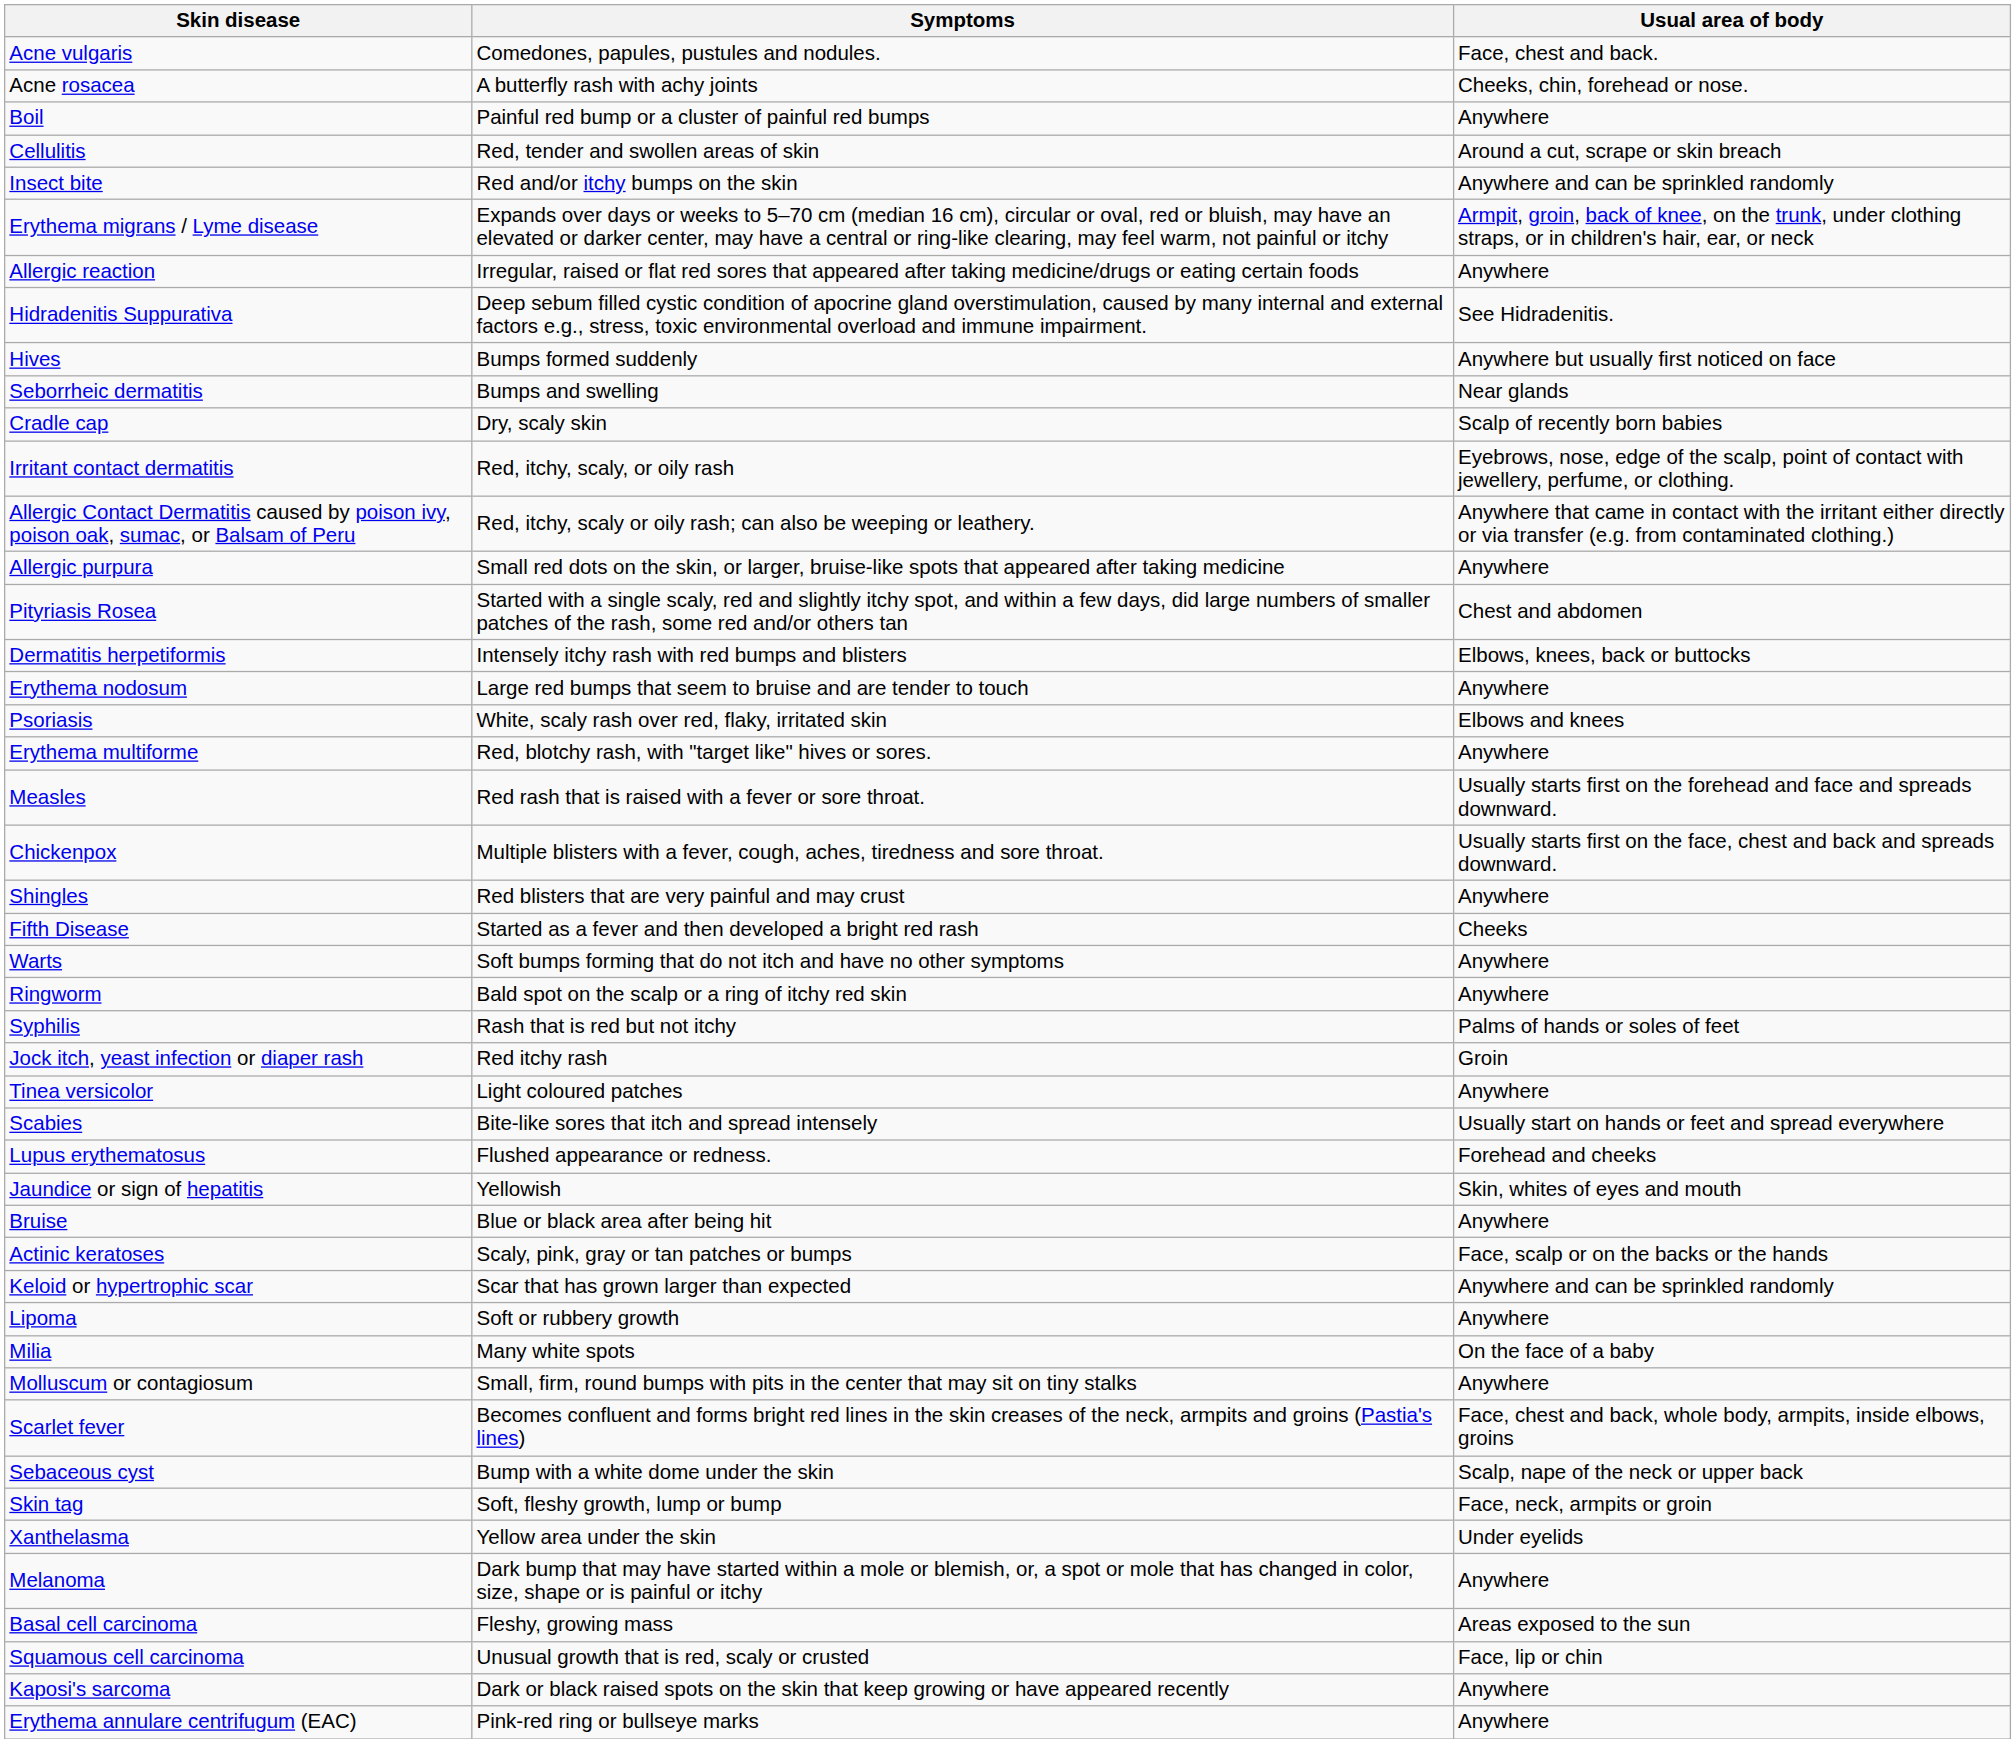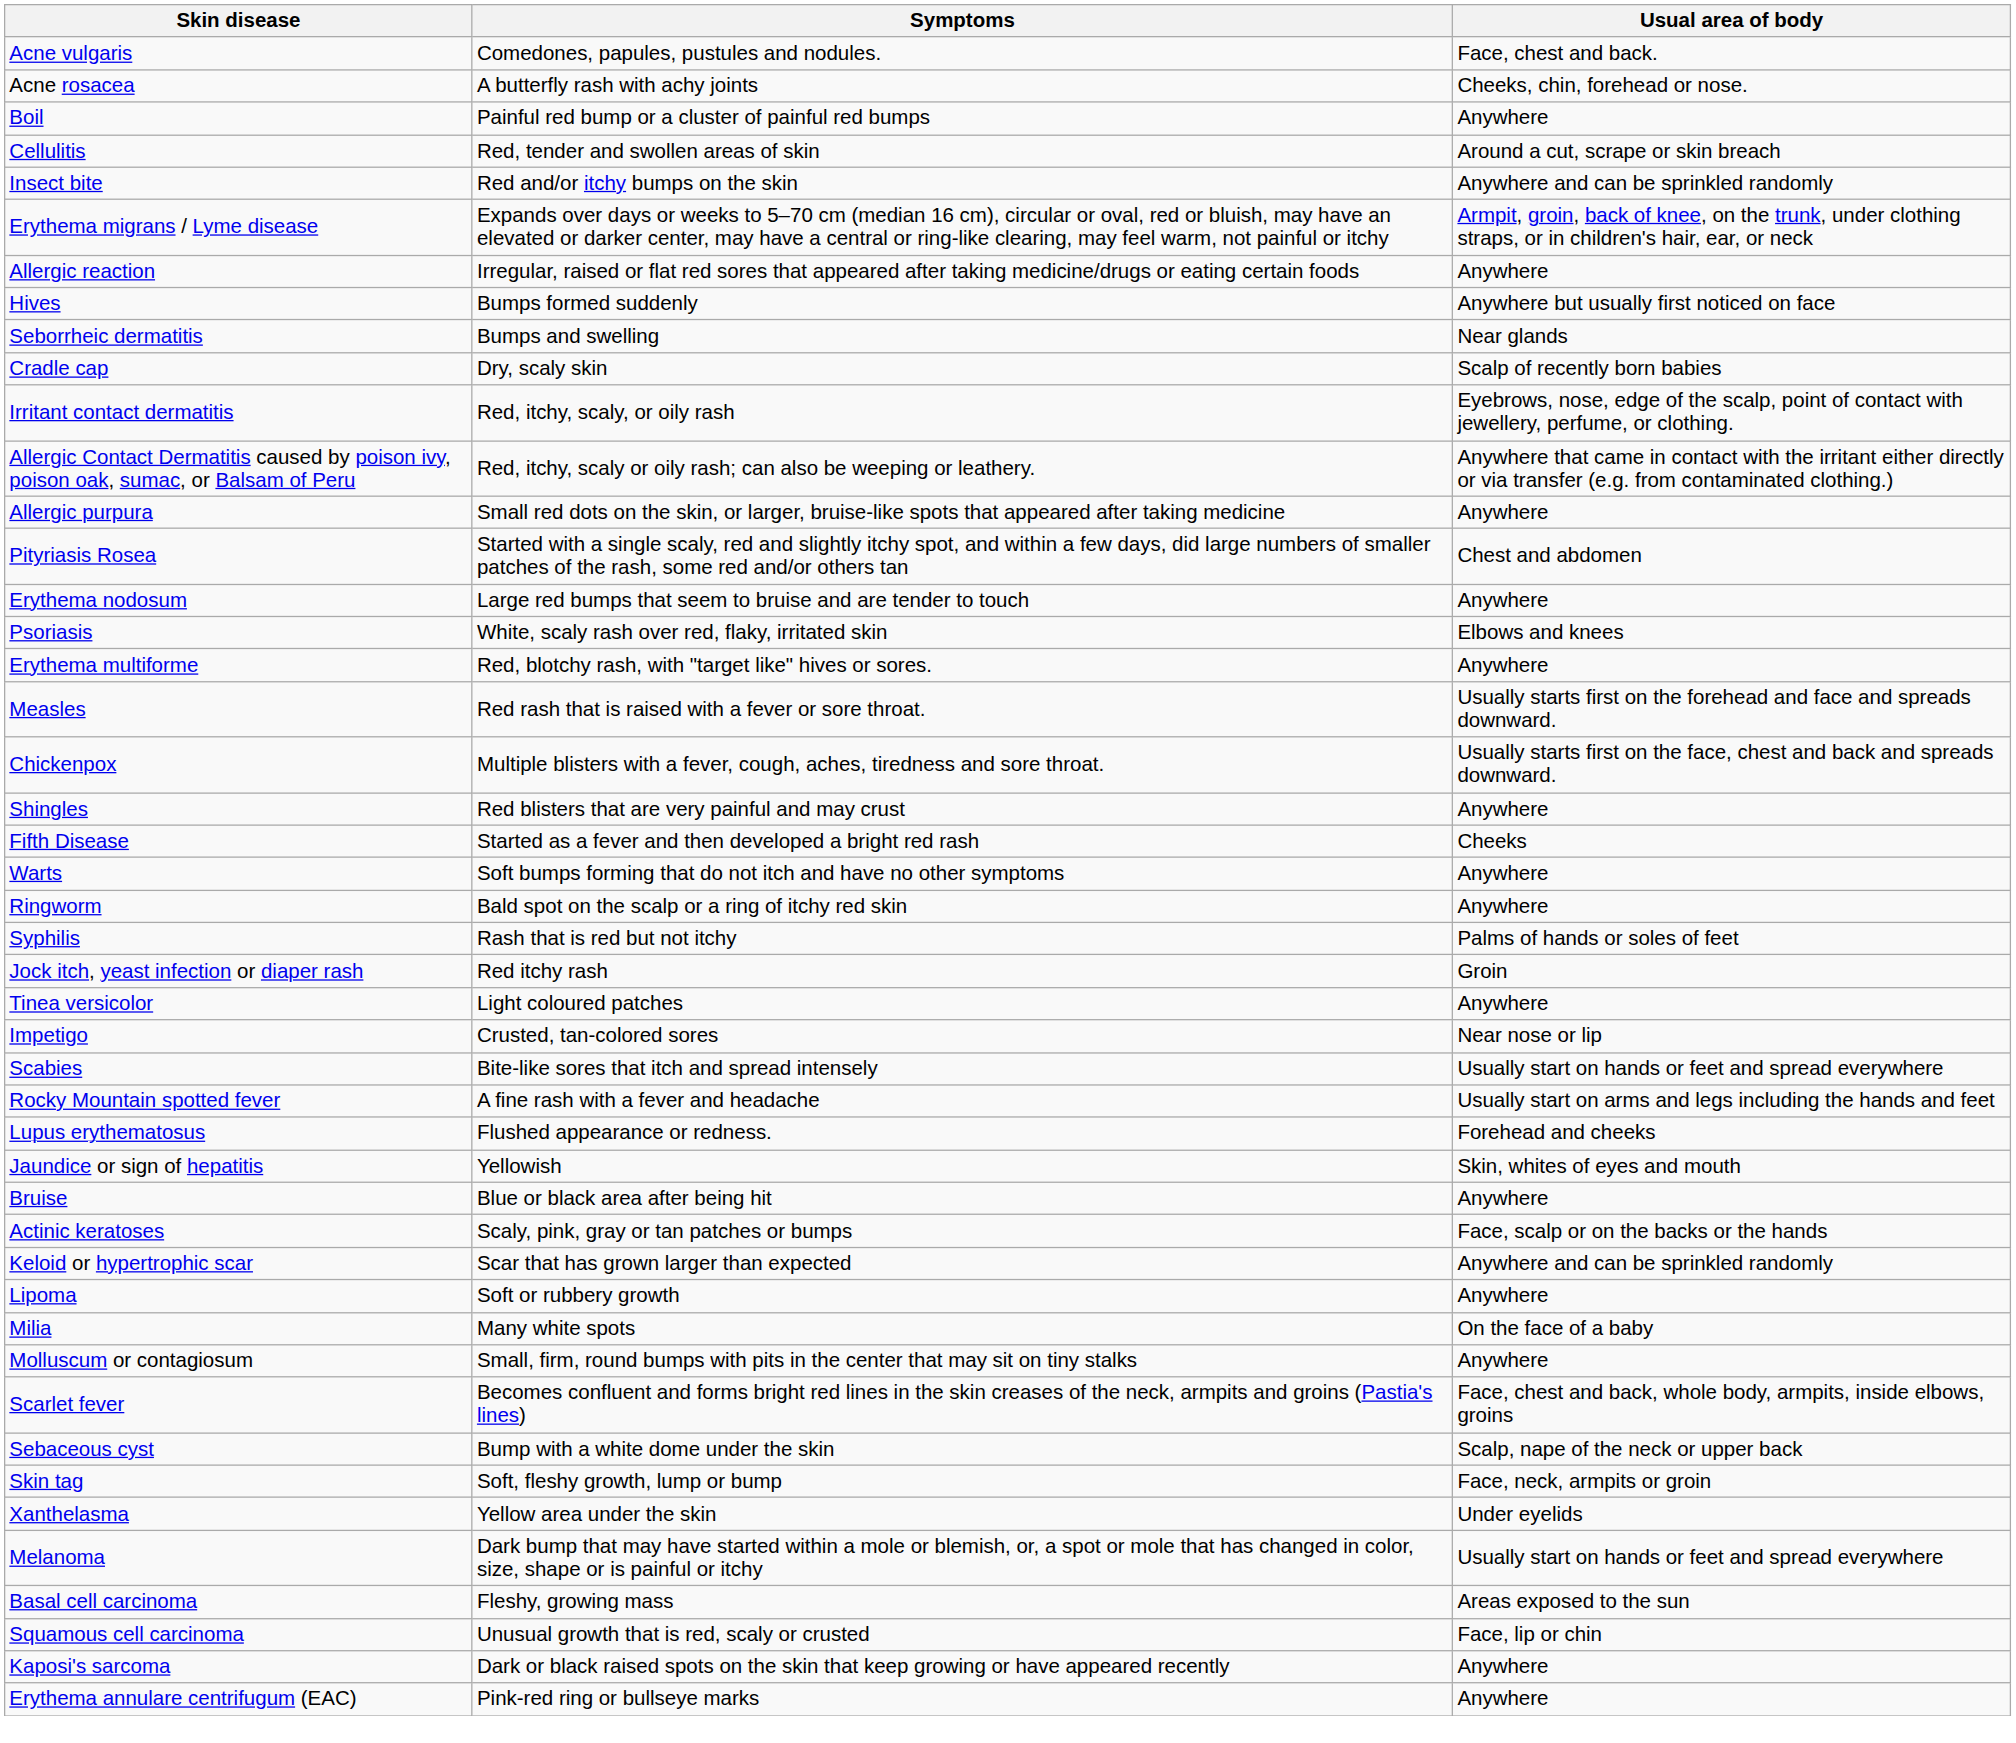- row: (121, 315)
- row: (117, 655)
+ row: (49, 1035)
+ row: (145, 1100)
(1504, 1580) Anywhere -> (1700, 1557) Usually start on hands or feet and spread everywhere
